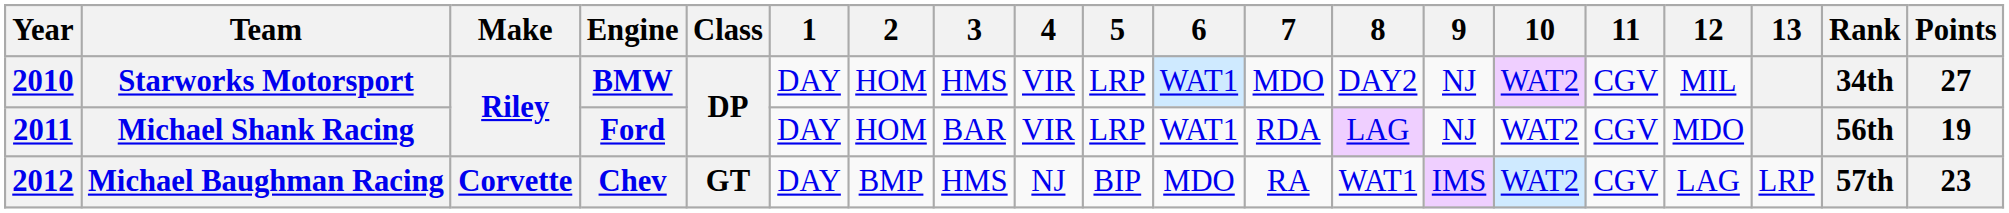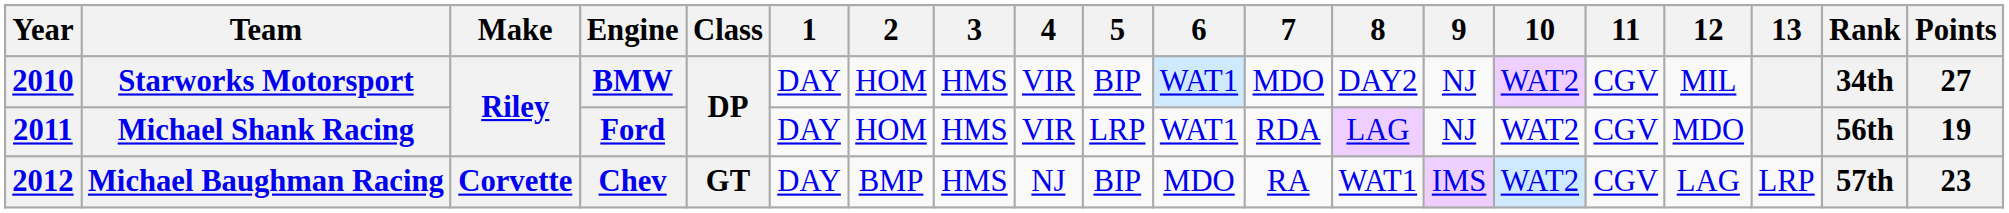(1117, 80) LRP -> (1117, 80) BIP
(974, 131) BAR -> (974, 131) HMS
